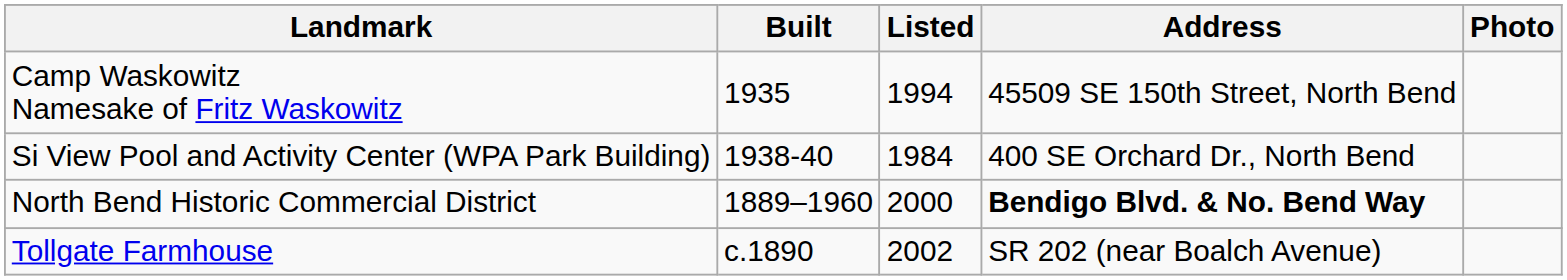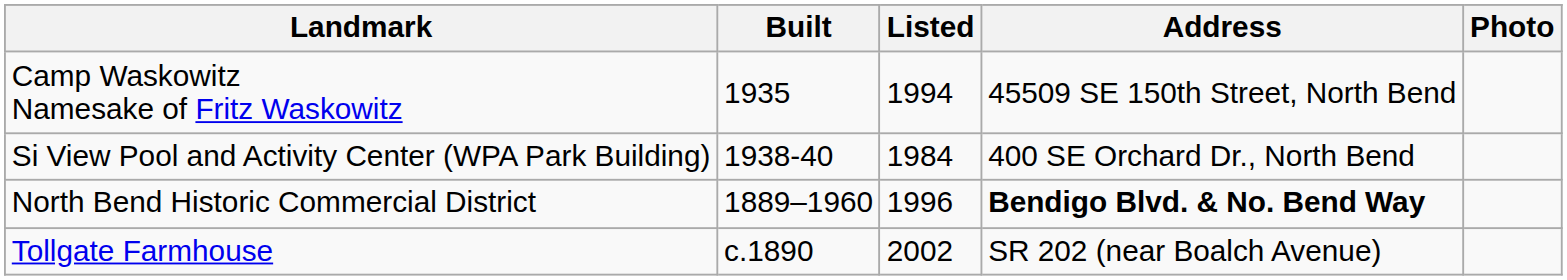(920, 203) 2000 -> (920, 203) 1996
